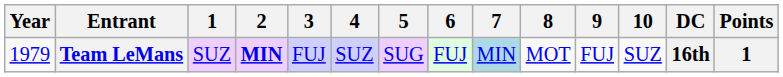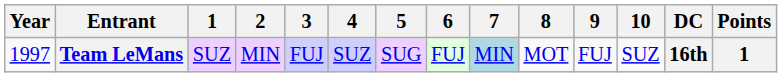(30, 54) 1979 -> (30, 54) 1997
(262, 54) bold -> (260, 54) normal
